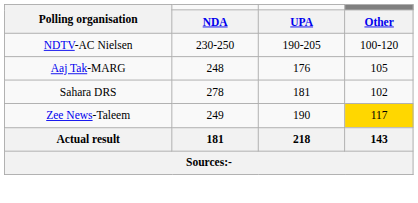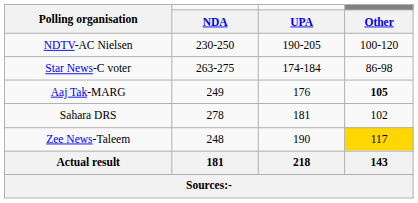+ row: (88, 68)
(215, 68) 248 -> (215, 92) 249
(379, 68) normal -> (379, 92) bold
(215, 115) 249 -> (215, 139) 248
